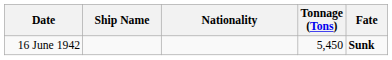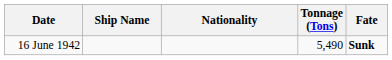(330, 45) 5,450 -> (330, 45) 5,490
